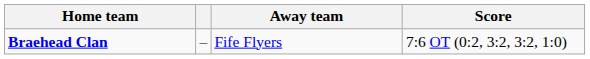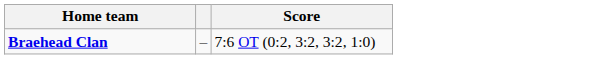- column: (307, 16)
